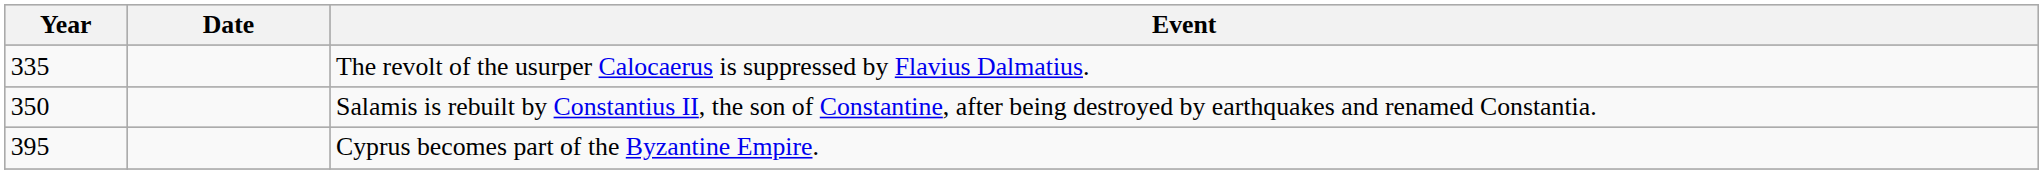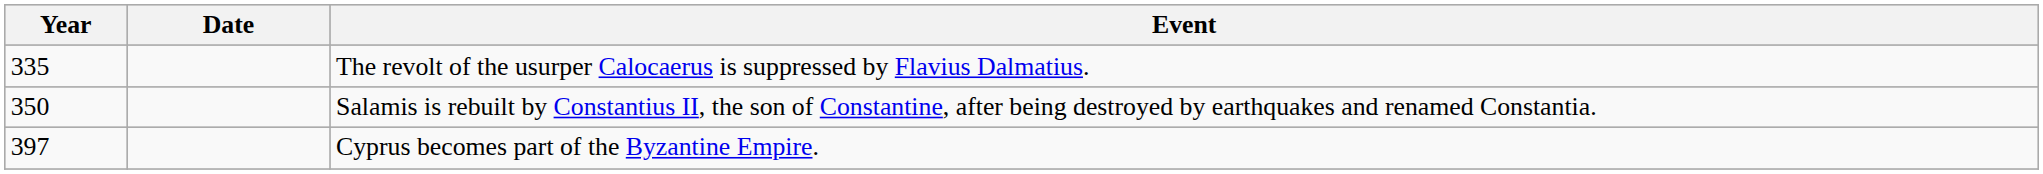(30, 147) 395 -> (30, 147) 397
